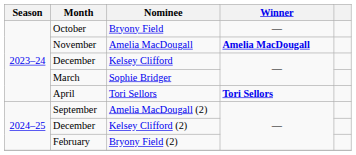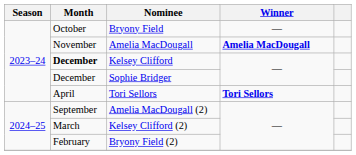(74, 61) normal -> (75, 61) bold
(66, 77) March -> (74, 77) December
(74, 126) December -> (66, 126) March
